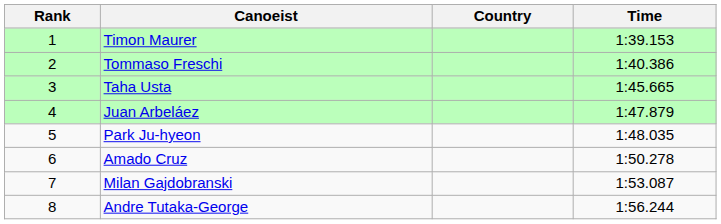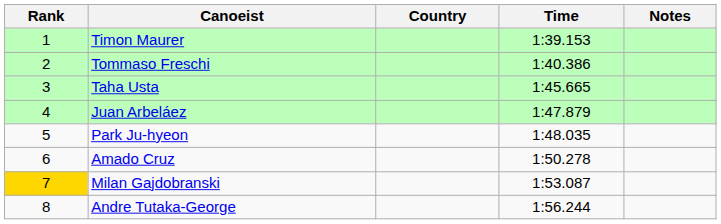+ column: (670, 16)
(52, 183) no background -> (46, 183) gold background
